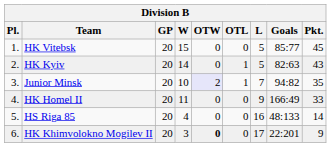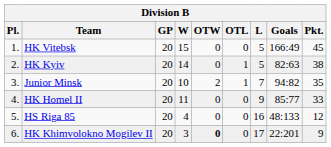(287, 47) 85:77 -> (284, 47) 166:49
(318, 64) 43 -> (318, 64) 38
(218, 82) lavender background -> (218, 82) no background
(284, 99) 166:49 -> (287, 99) 85:77
(318, 116) 14 -> (318, 116) 12
